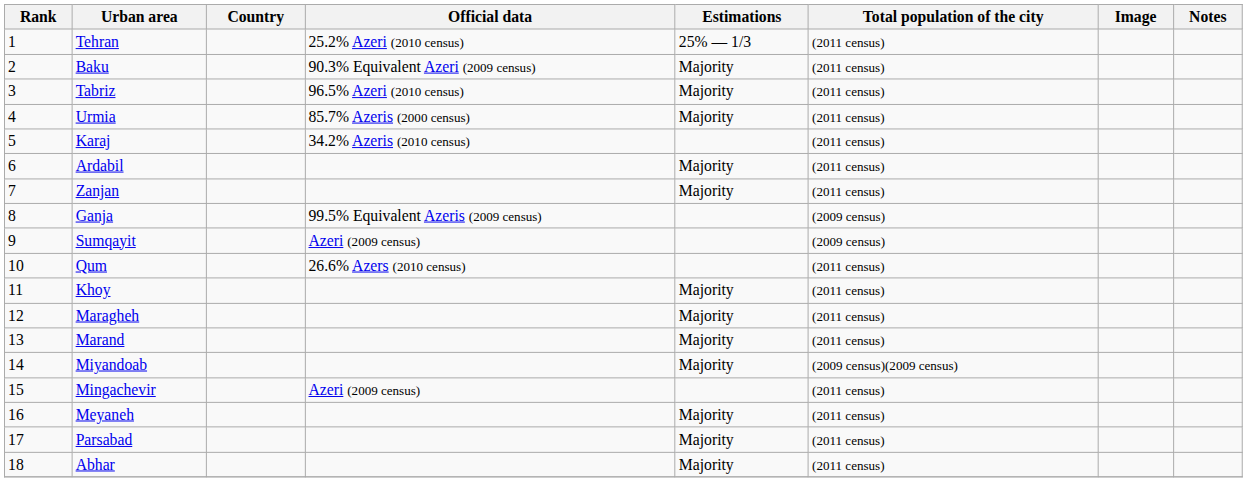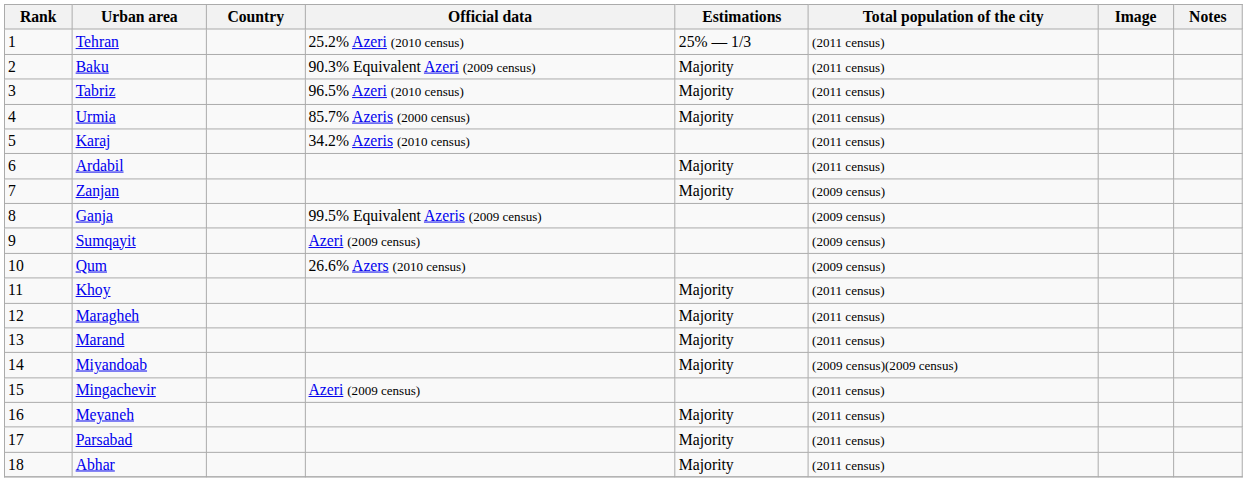(848, 191) (2011 census) -> (849, 191) (2009 census)
(848, 266) (2011 census) -> (849, 266) (2009 census)
